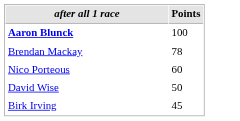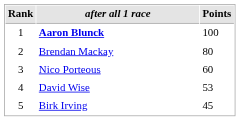+ column: (21, 14)
(177, 51) 78 -> (208, 51) 80
(177, 87) 50 -> (208, 87) 53
